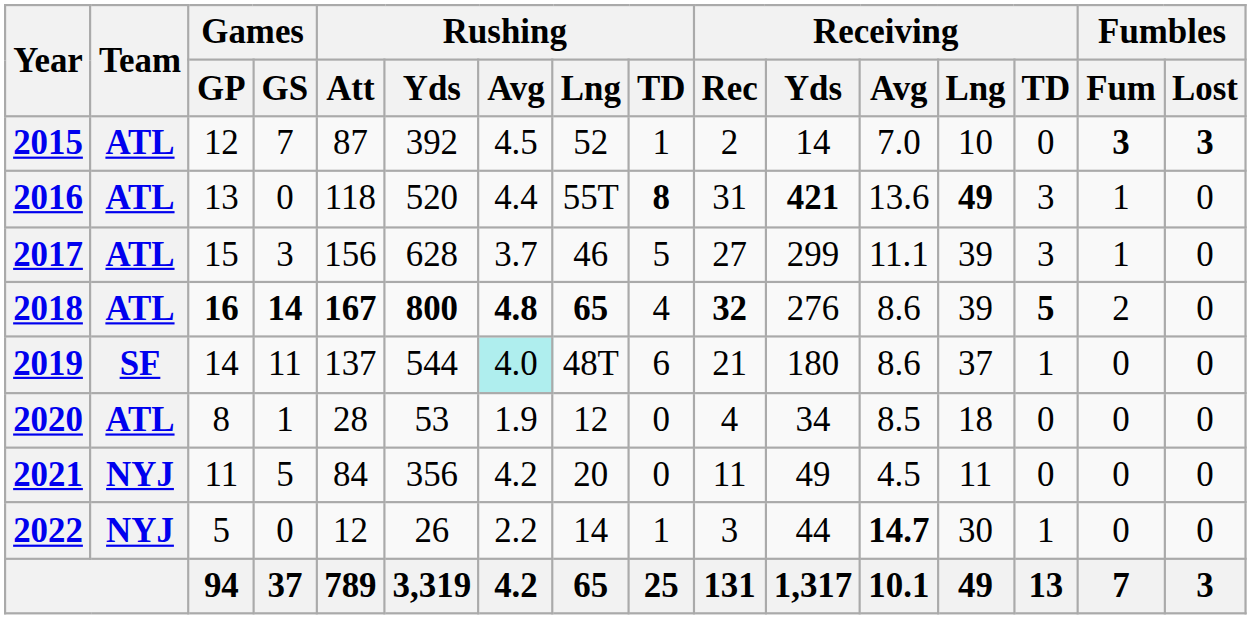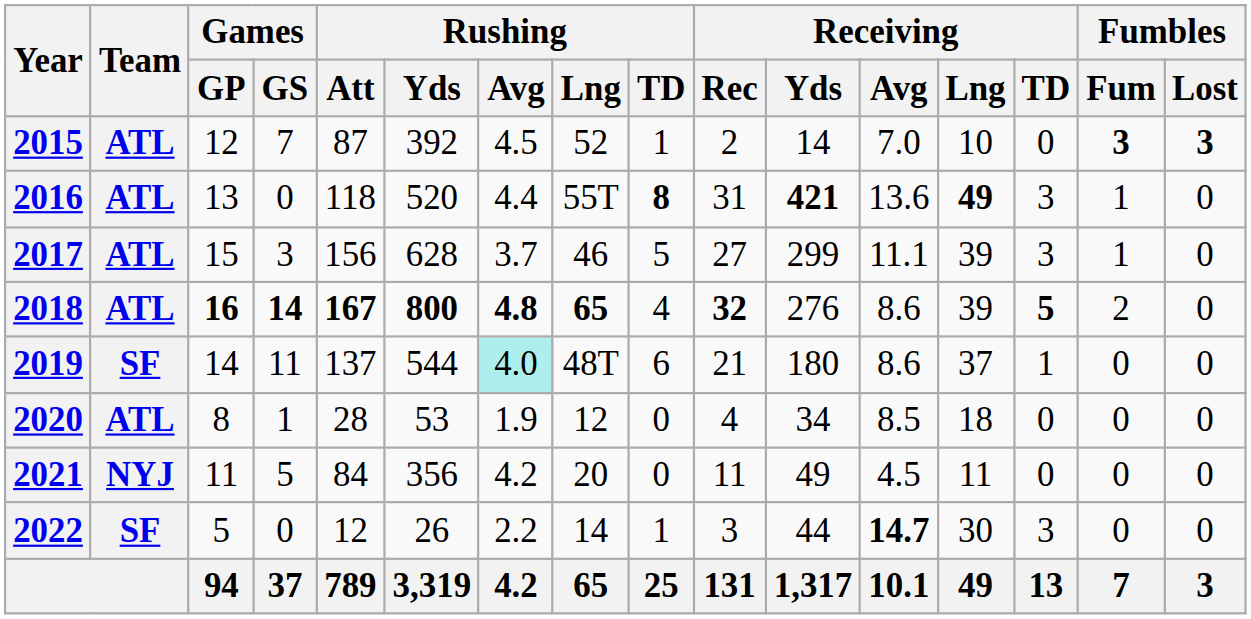(140, 530) NYJ -> (140, 530) SF
(1046, 530) 1 -> (1046, 530) 3
